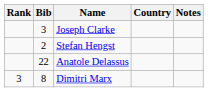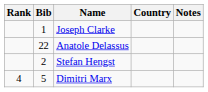(44, 29) 3 -> (44, 29) 1
rows swapped: (92, 62) <-> (86, 45)
(19, 78) 3 -> (19, 78) 4
(44, 78) 8 -> (44, 78) 5
